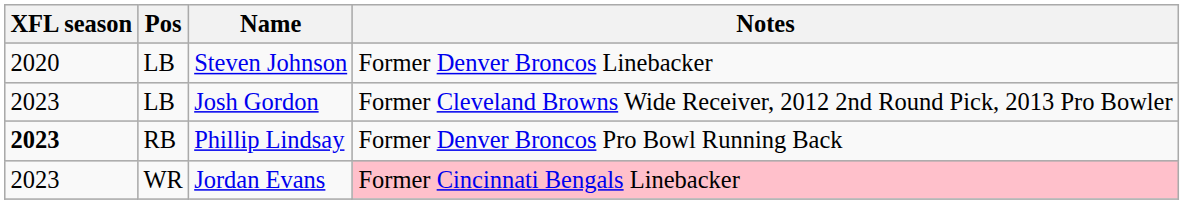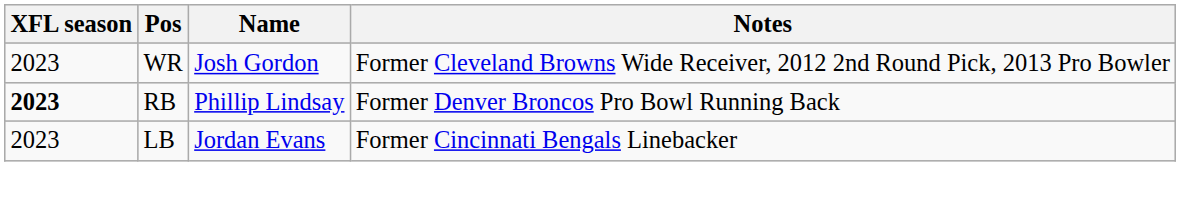- row: (271, 62)
(159, 101) LB -> (163, 62) WR
(163, 179) WR -> (159, 140) LB
(549, 179) pink background -> (546, 140) no background
